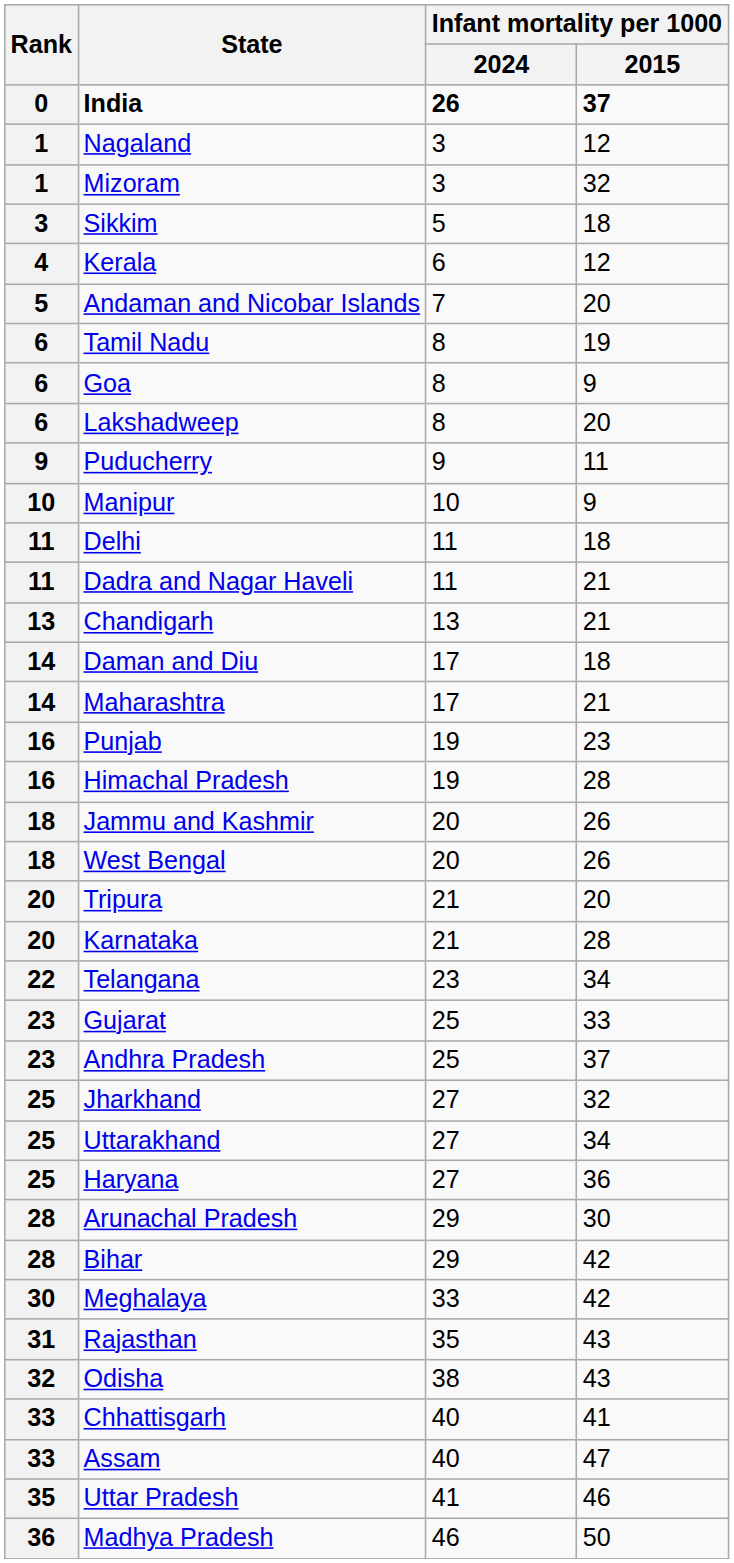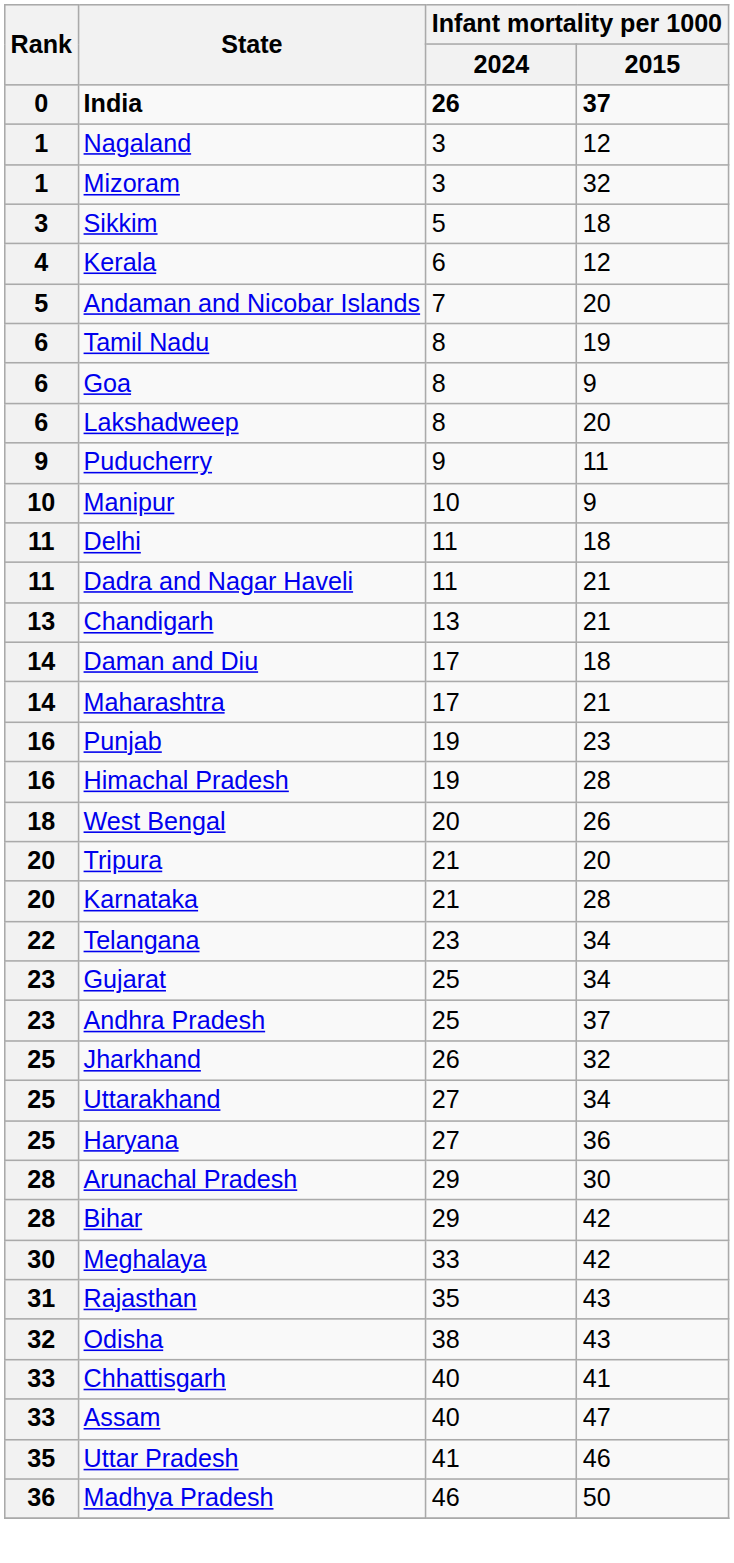- row: (199, 821)
(597, 1020) 33 -> (597, 980) 34
(446, 1100) 27 -> (446, 1060) 26
